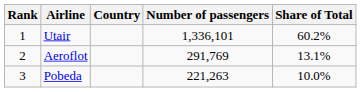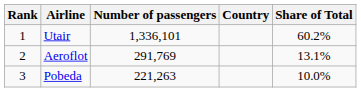columns swapped: (117, 14) <-> (208, 14)
